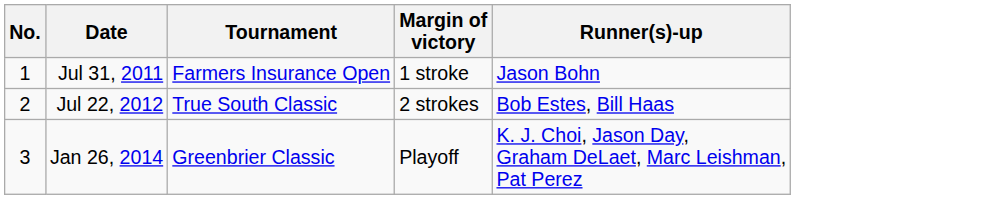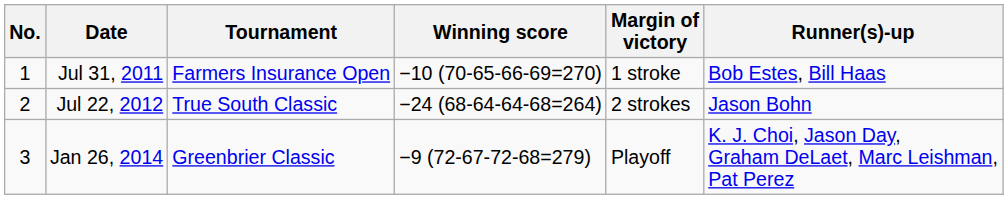+ column: (501, 31)
(548, 73) Jason Bohn -> (797, 73) Bob Estes, Bill Haas
(585, 104) Bob Estes, Bill Haas -> (760, 104) Jason Bohn
